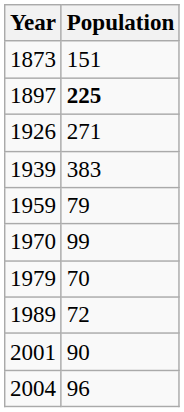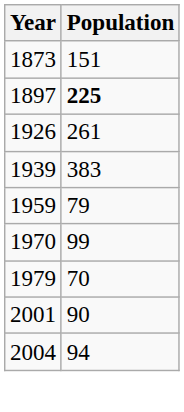(84, 132) 271 -> (84, 132) 261
- row: (33, 315)
(78, 388) 96 -> (78, 351) 94
